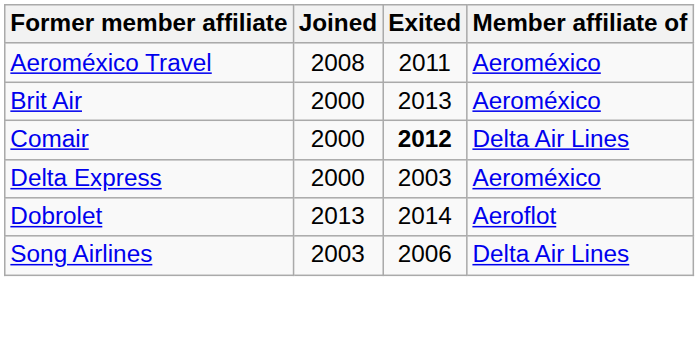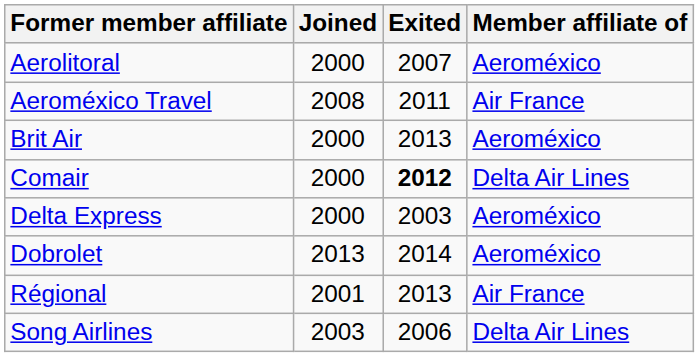+ row: (65, 62)
(537, 62) Aeroméxico -> (529, 100) Air France
(514, 216) Aeroflot -> (537, 255) Aeroméxico
+ row: (58, 293)
